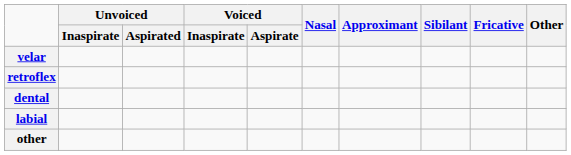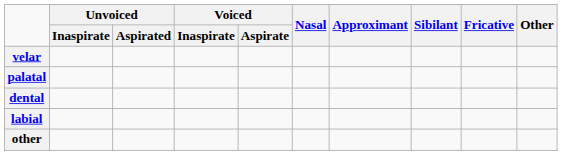+ row: (27, 77)
- row: (32, 77)
